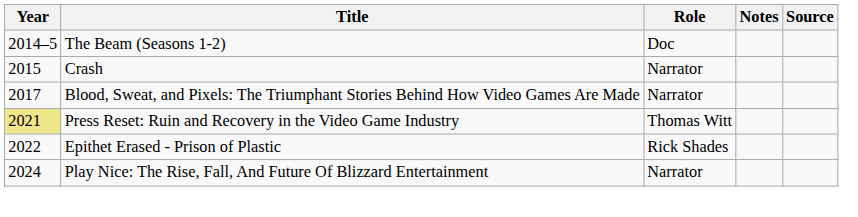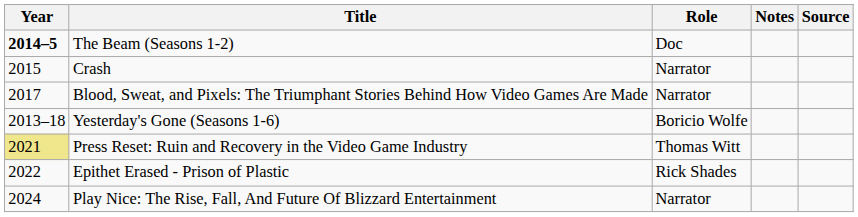(33, 43) normal -> (33, 43) bold
+ row: (176, 120)
